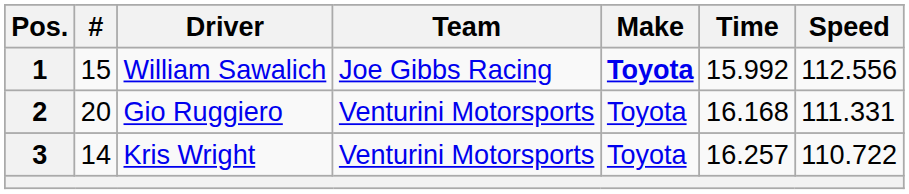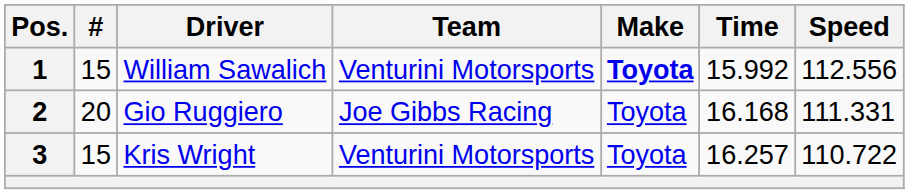(446, 69) Joe Gibbs Racing -> (467, 69) Venturini Motorsports
(467, 112) Venturini Motorsports -> (446, 112) Joe Gibbs Racing
(96, 155) 14 -> (96, 155) 15
